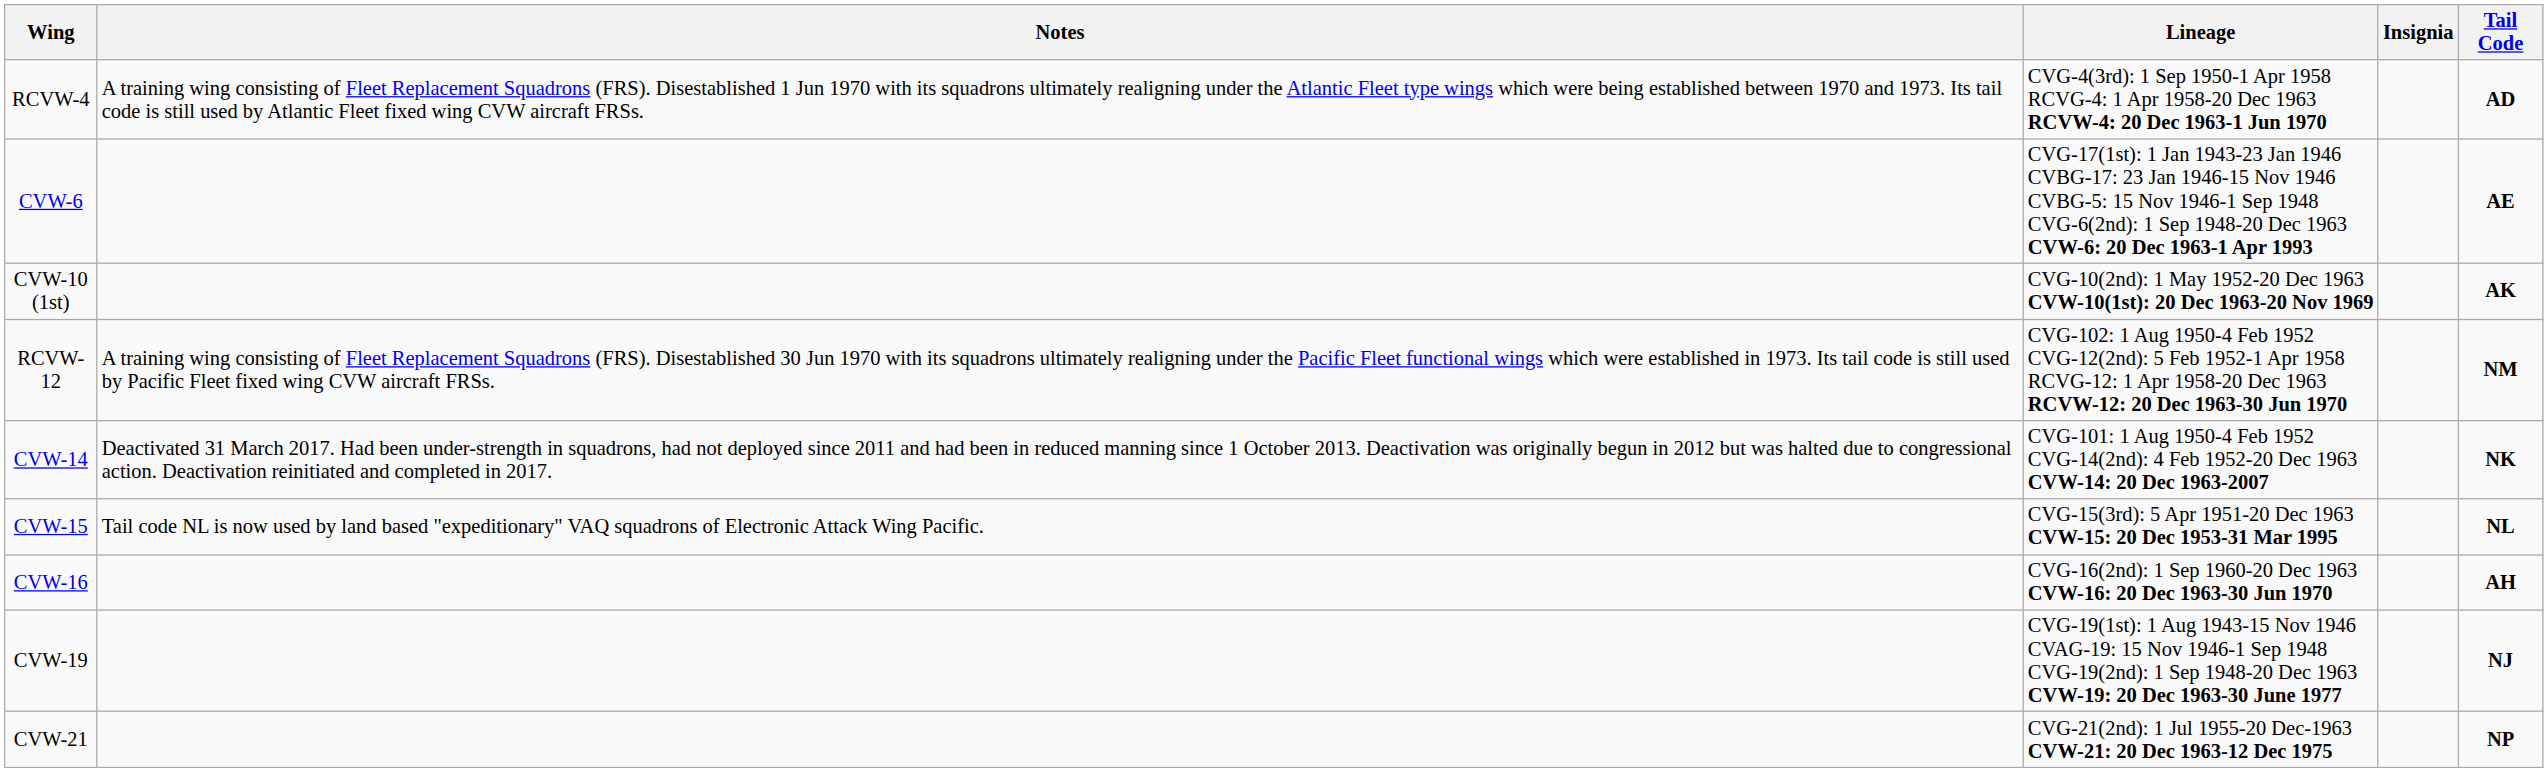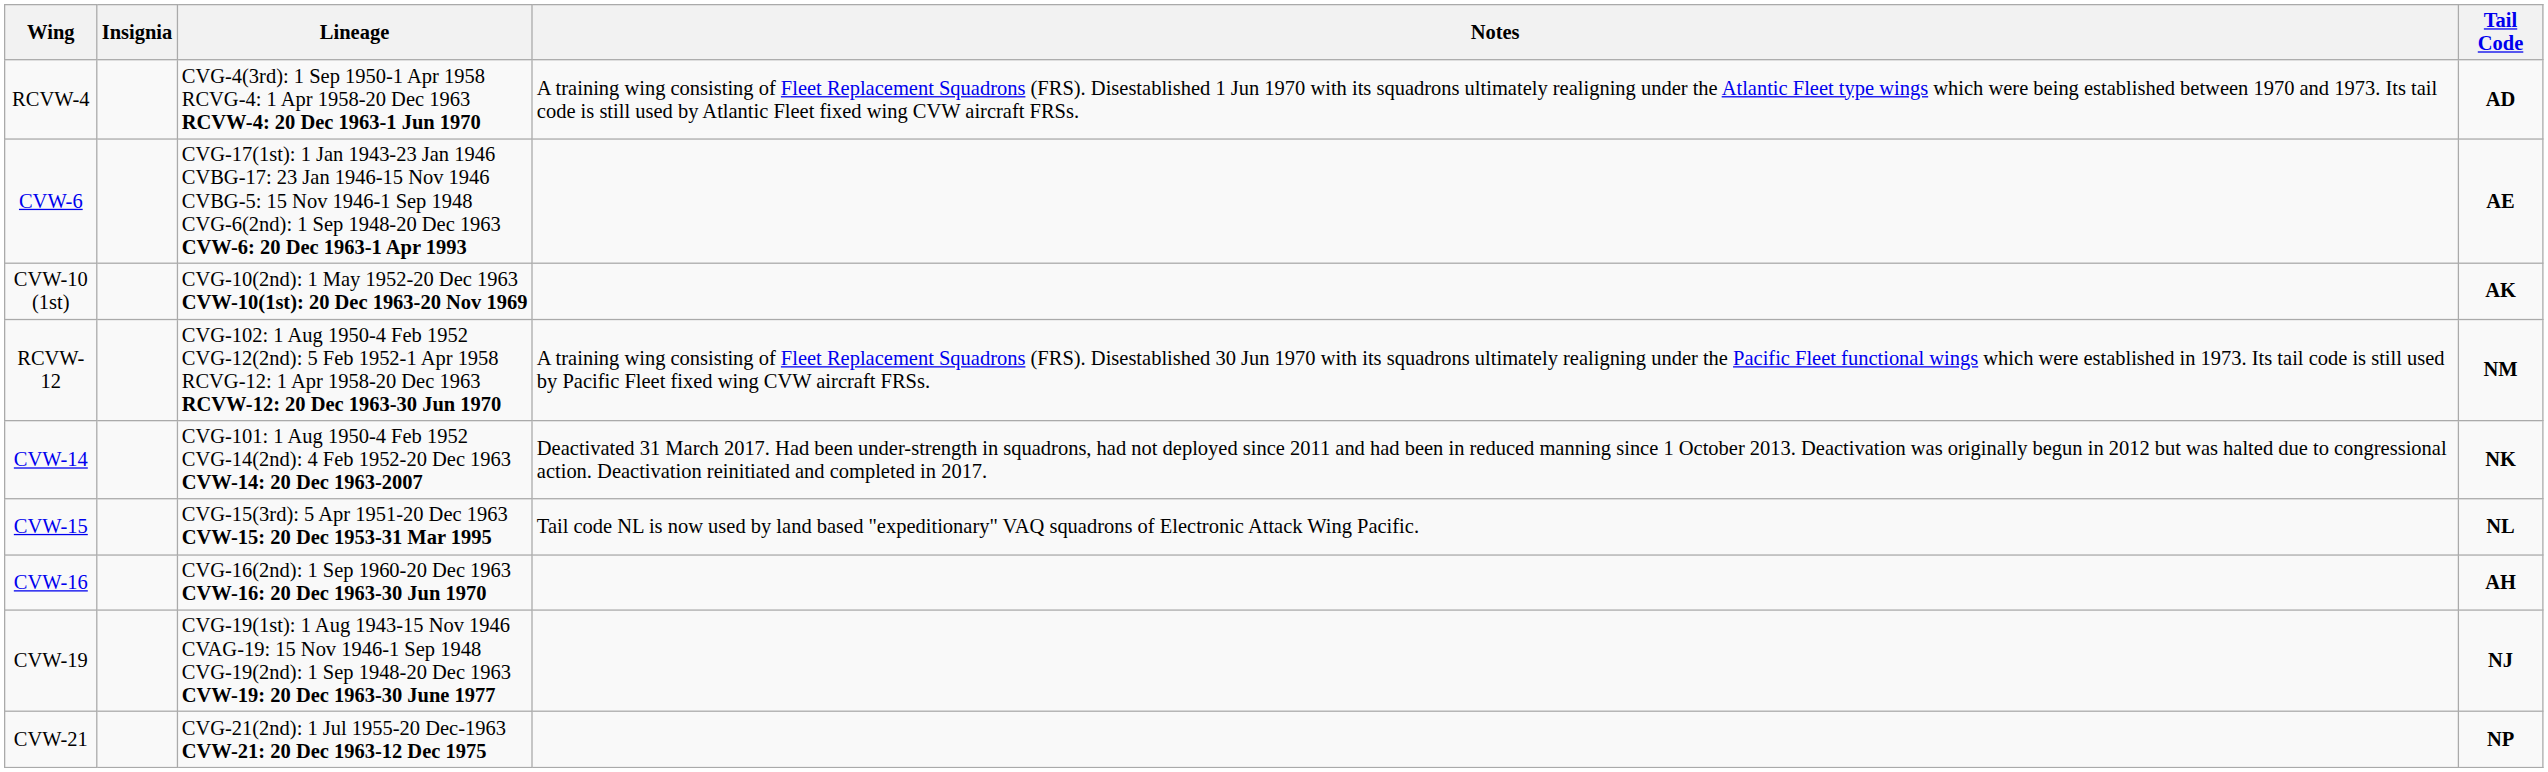columns swapped: (2418, 32) <-> (1060, 32)
